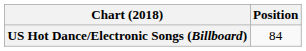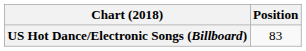(276, 35) 84 -> (276, 35) 83
